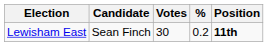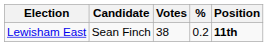(163, 32) 30 -> (163, 32) 38
